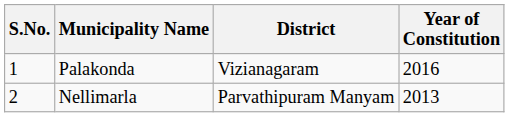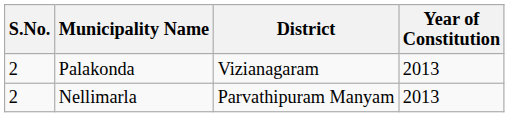(13, 68) 1 -> (13, 68) 2
(421, 68) 2016 -> (421, 68) 2013
